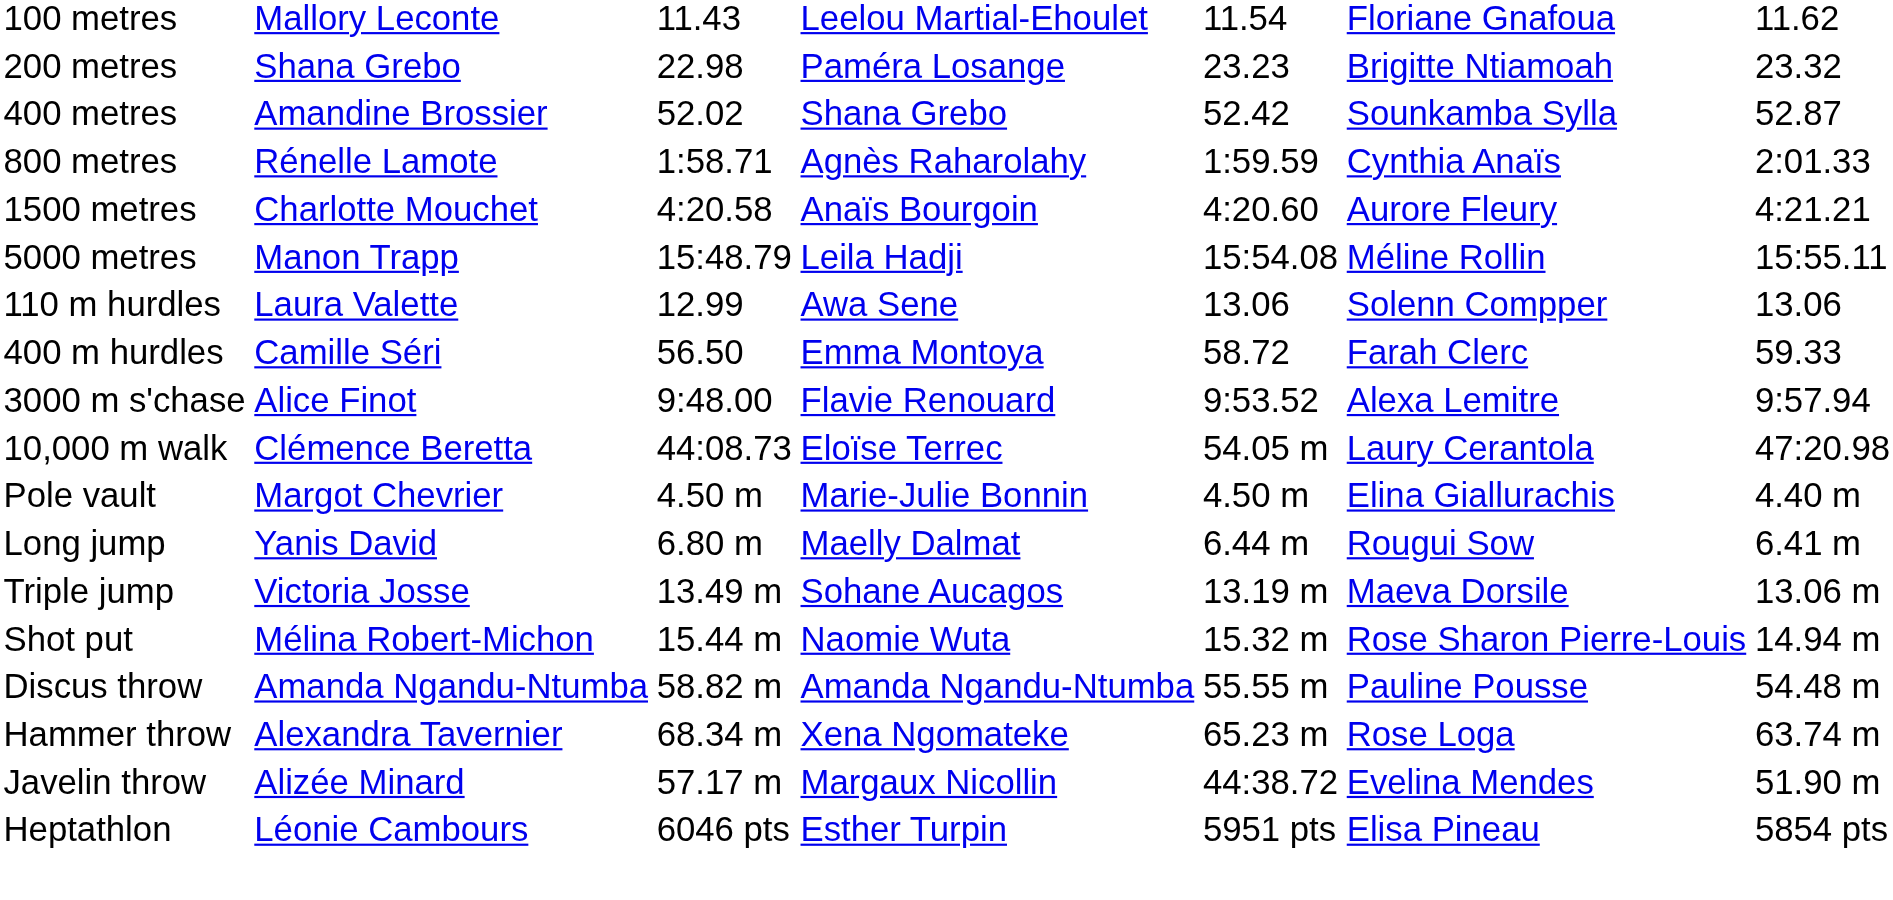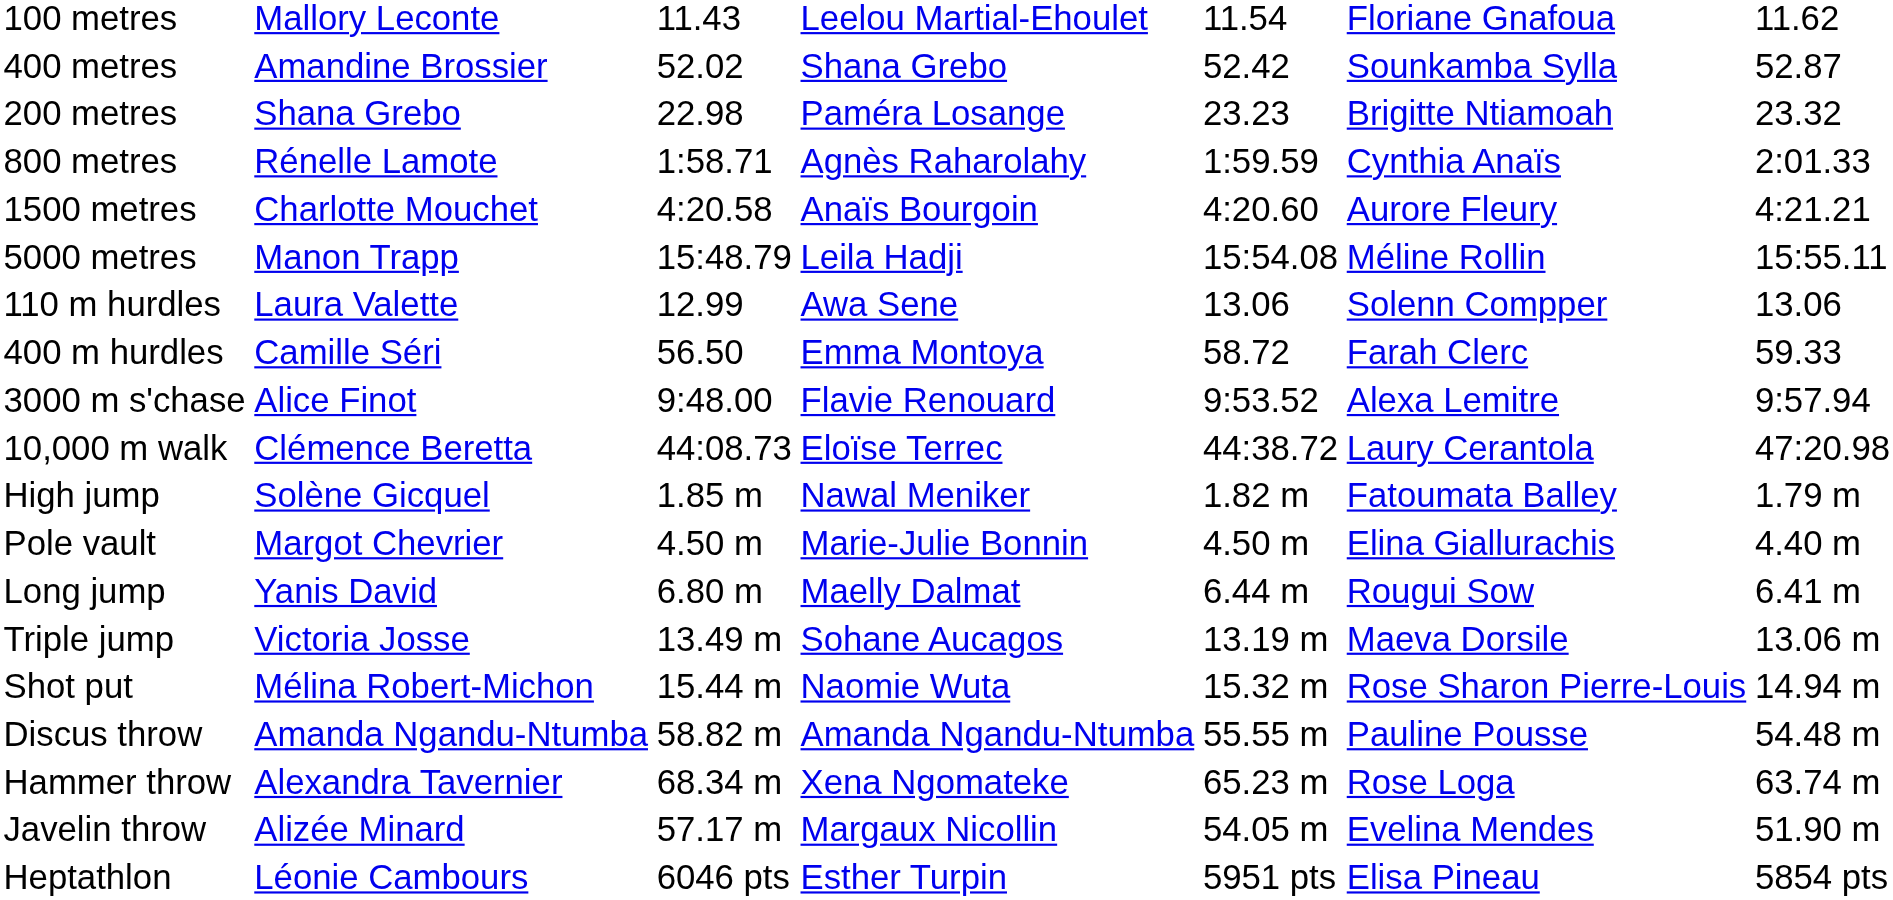rows swapped: (90, 66) <-> (90, 113)
(1266, 448) 54.05 m -> (1270, 448) 44:38.72
+ row: (82, 495)
(1270, 782) 44:38.72 -> (1266, 830) 54.05 m
